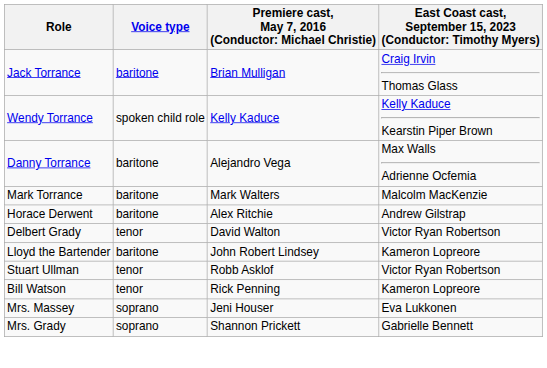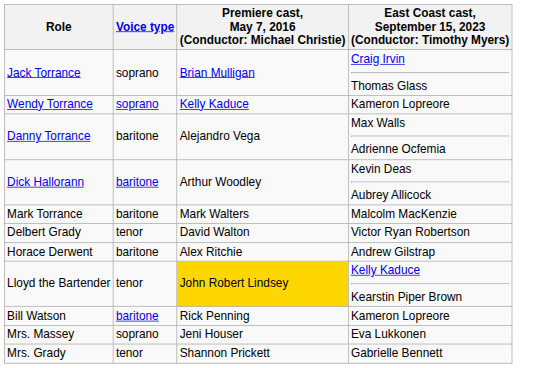(137, 72) baritone -> (137, 72) soprano
(160, 118) spoken child role -> (137, 104) soprano
(461, 118) Kelly Kaduce Kearstin Piper Brown -> (400, 104) Kameron Lopreore
+ row: (46, 182)
rows swapped: (44, 233) <-> (50, 214)
(137, 251) baritone -> (129, 283) tenor
(265, 251) no background -> (234, 283) gold background
(431, 251) Kameron Lopreore -> (430, 283) Kelly Kaduce Kearstin Piper Brown
- row: (43, 270)
(129, 289) tenor -> (137, 316) baritone
(137, 327) soprano -> (129, 353) tenor
